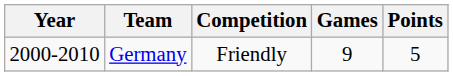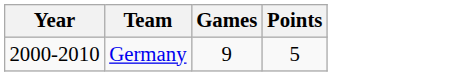- column: (252, 20)
